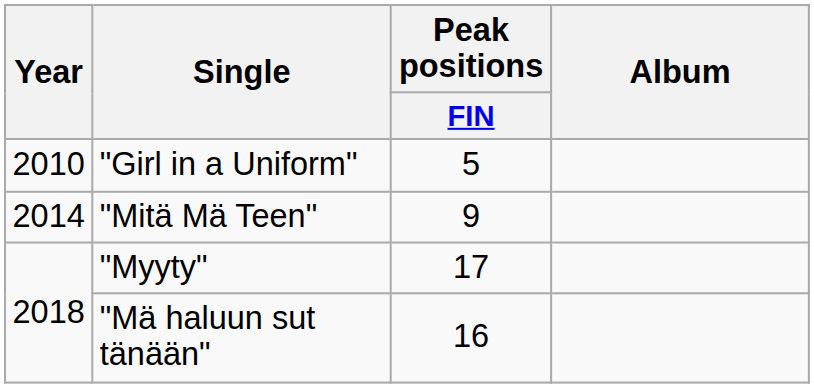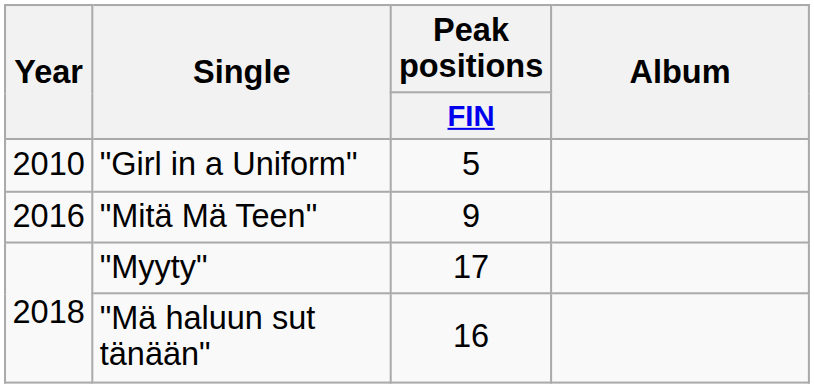(49, 216) 2014 -> (49, 216) 2016
